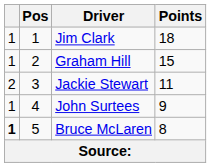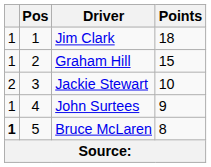(166, 84) 11 -> (167, 84) 10
